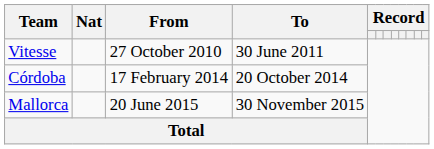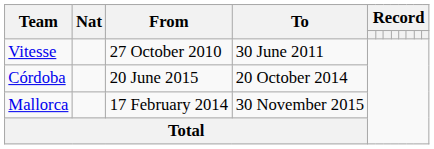(169, 78) 17 February 2014 -> (154, 78) 20 June 2015
(154, 104) 20 June 2015 -> (169, 104) 17 February 2014
